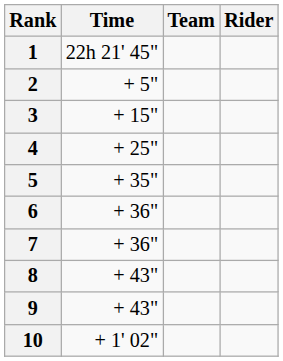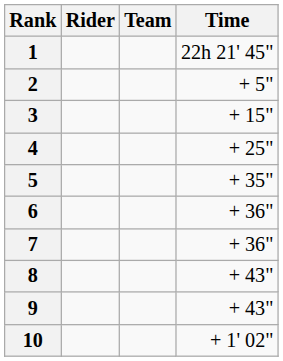columns swapped: (249, 20) <-> (112, 20)
